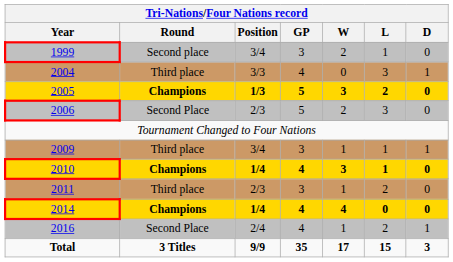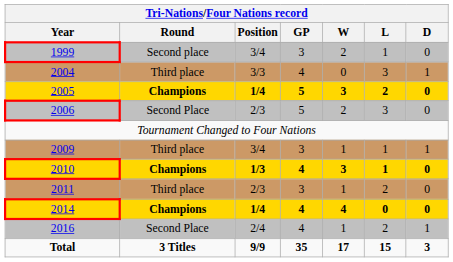(258, 91) 1/3 -> (258, 91) 1/4
(258, 169) 1/4 -> (258, 169) 1/3
